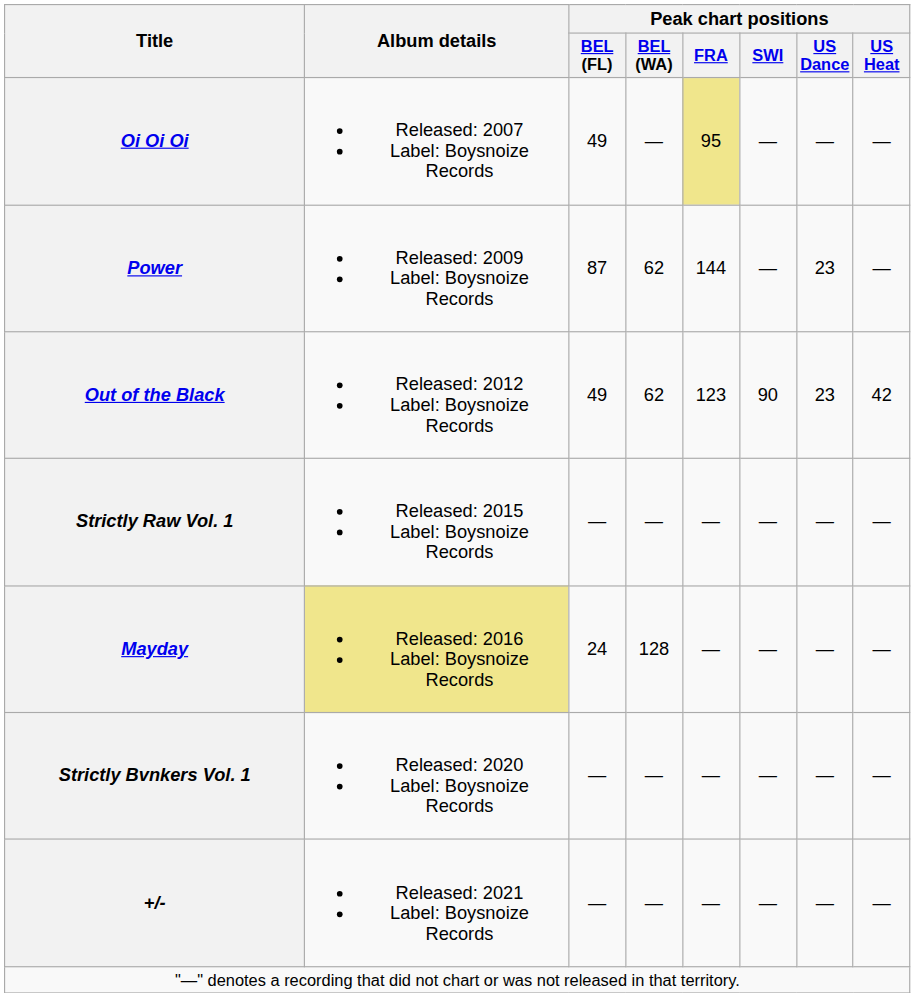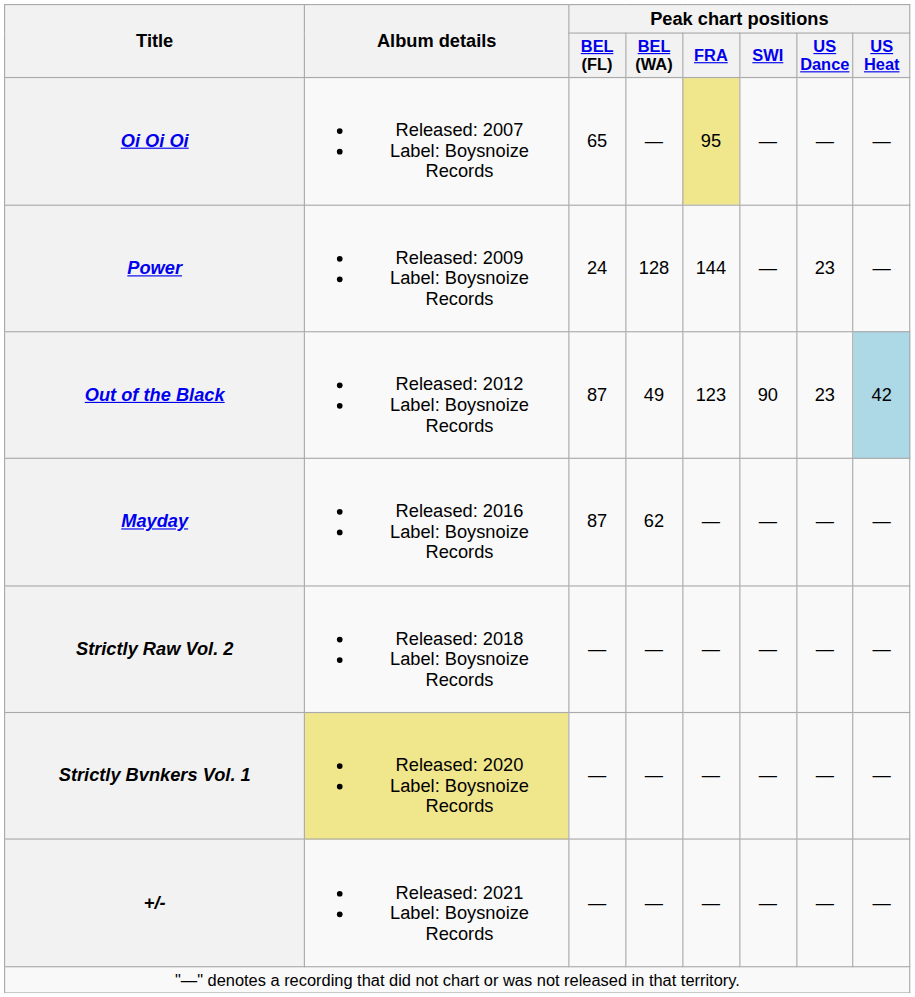(597, 141) 49 -> (597, 141) 65
(597, 268) 87 -> (597, 268) 24
(654, 268) 62 -> (654, 268) 128
(597, 395) 49 -> (597, 395) 87
(654, 395) 62 -> (654, 395) 49
(882, 395) no background -> (882, 395) lightblue background
- row: (155, 521)
(437, 659) khaki background -> (437, 532) no background
(597, 648) 24 -> (597, 521) 87
(654, 648) 128 -> (654, 521) 62
+ row: (155, 648)
(437, 786) no background -> (437, 786) khaki background
